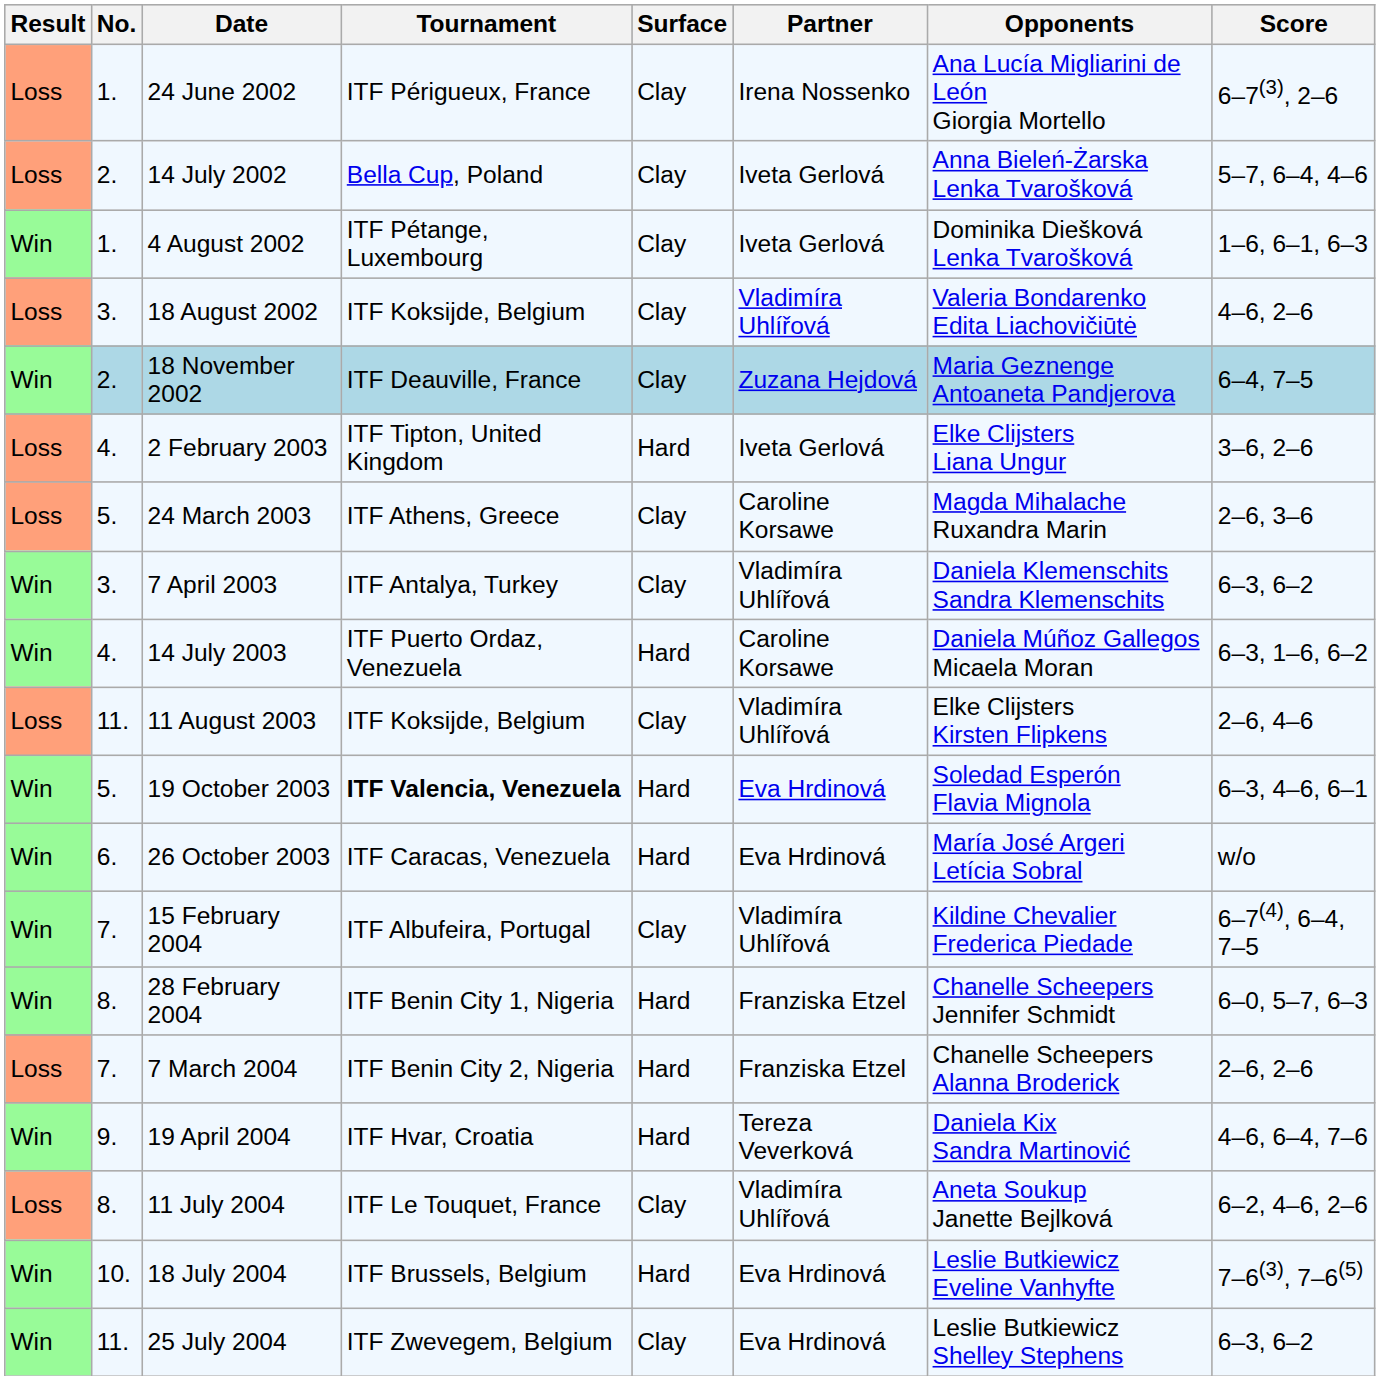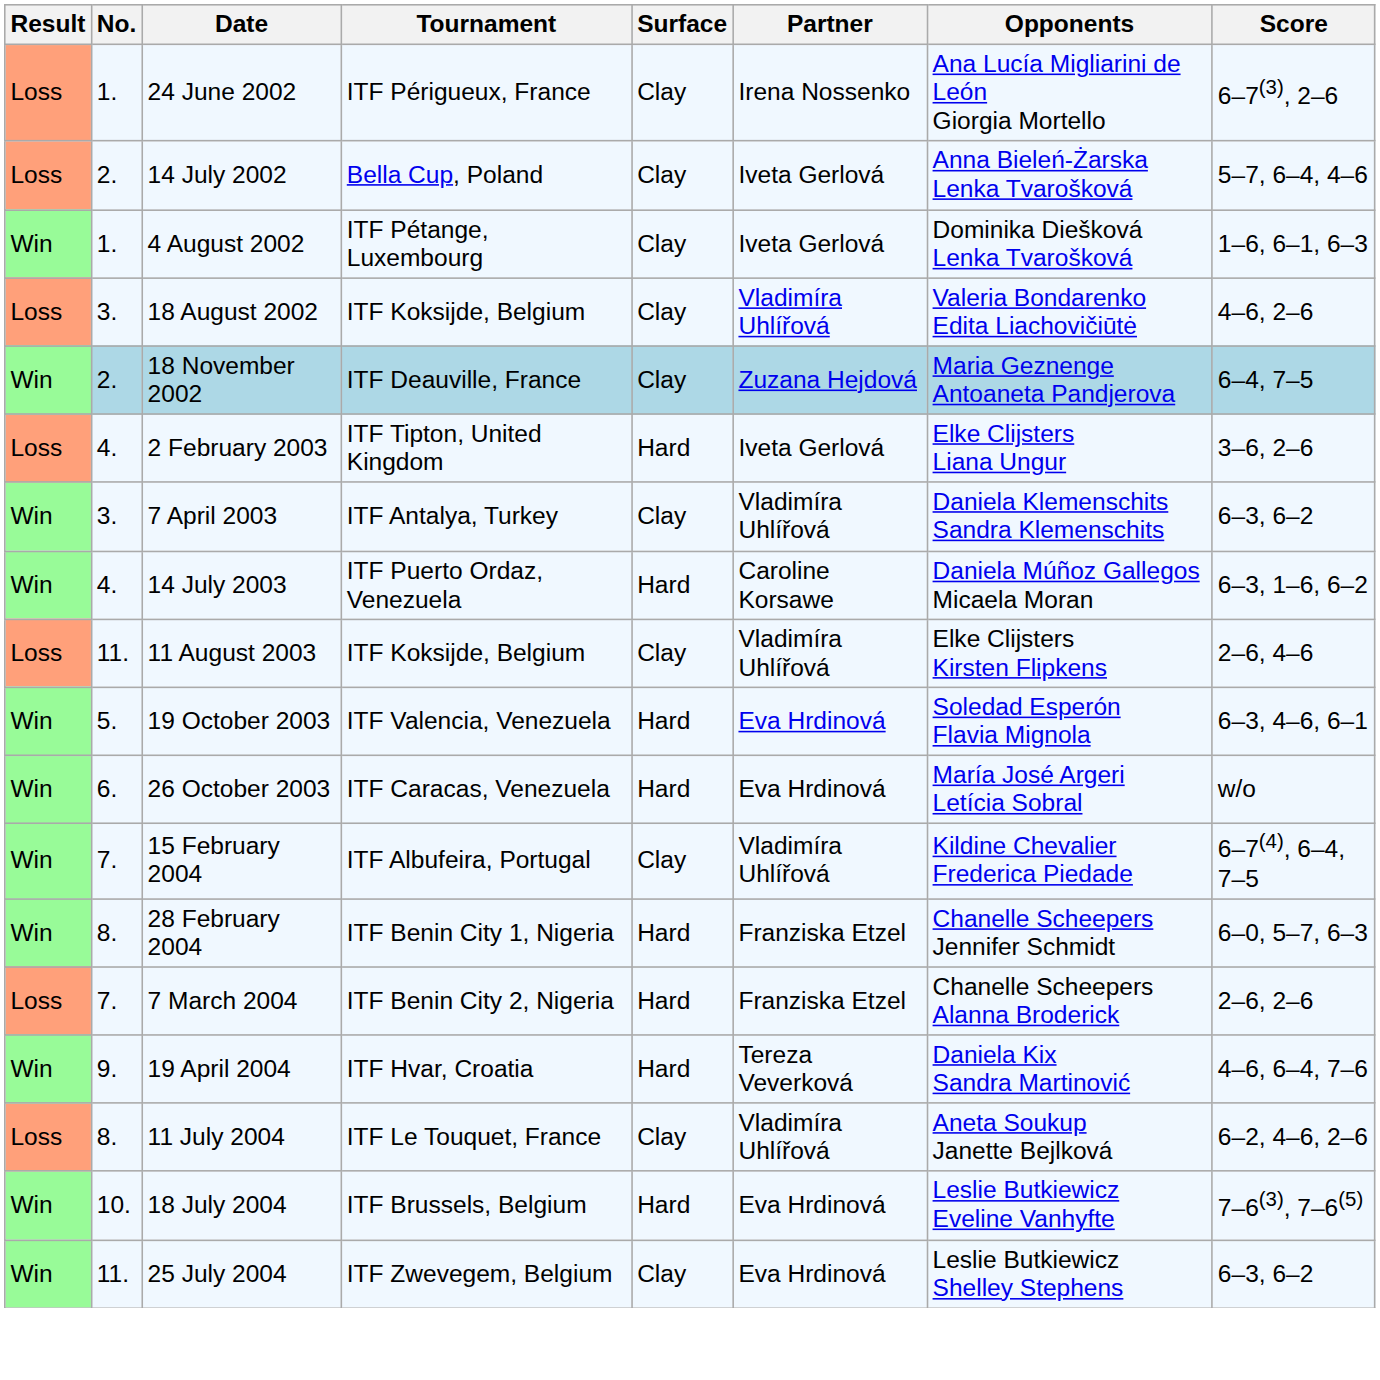- row: (229, 515)
(484, 788) bold -> (479, 720) normal
